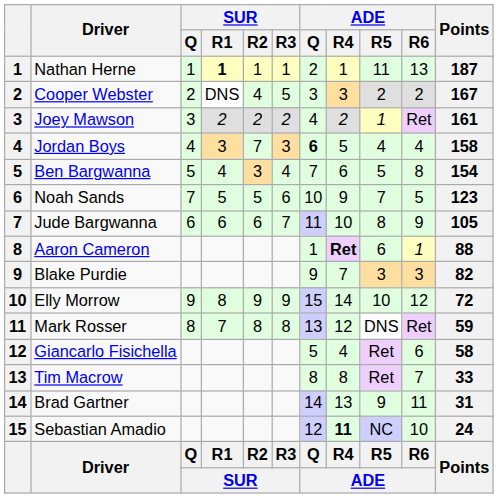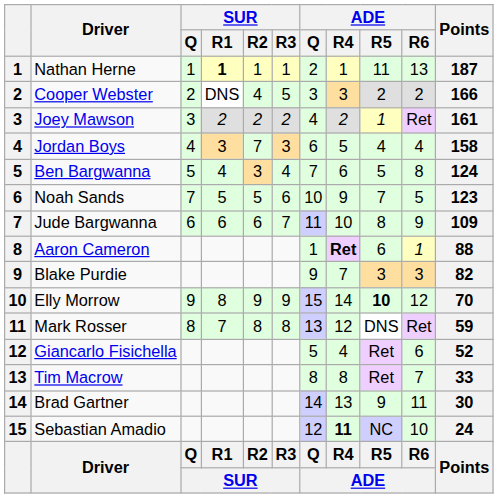(464, 94) 167 -> (464, 94) 166
(313, 146) bold -> (313, 146) normal
(464, 171) 154 -> (464, 171) 124
(464, 223) 105 -> (464, 223) 109
(381, 300) normal -> (381, 300) bold
(464, 300) 72 -> (464, 300) 70
(464, 351) 58 -> (464, 351) 52
(464, 403) 31 -> (464, 403) 30
